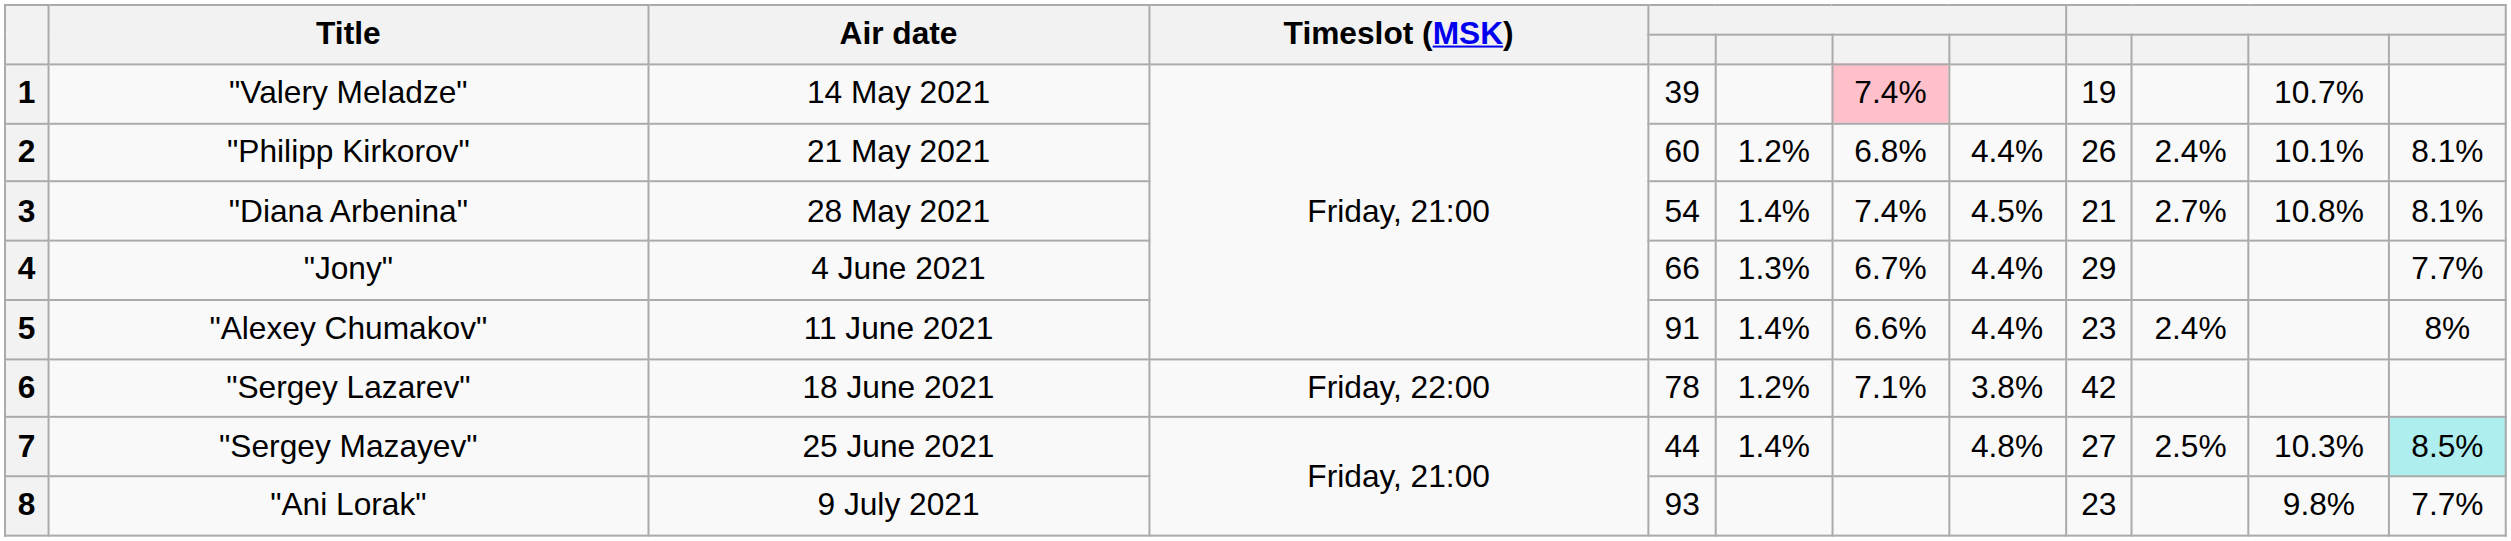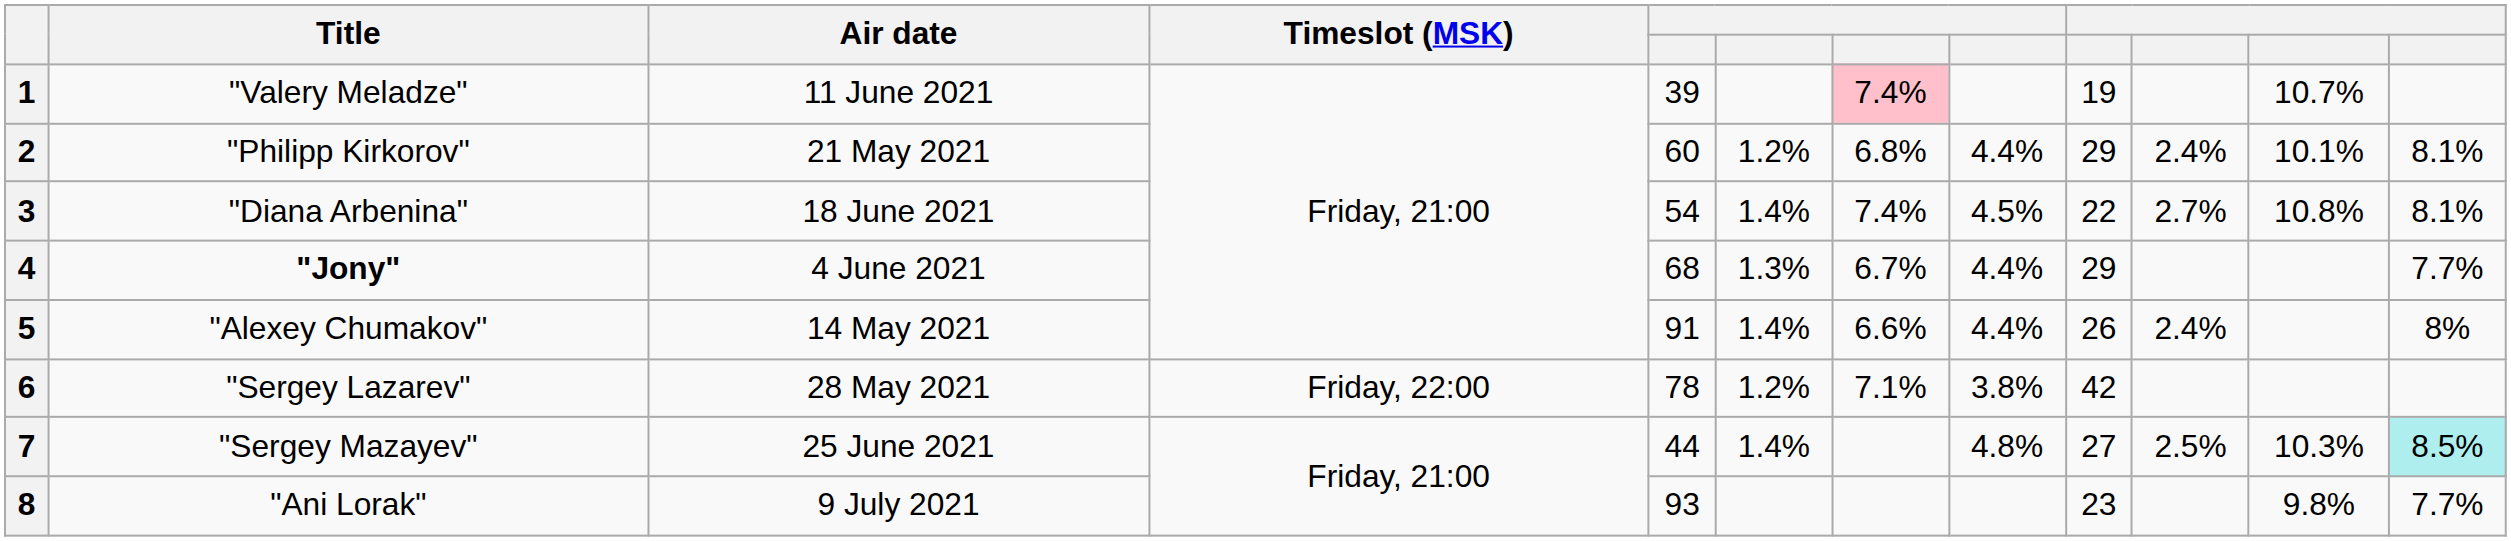(898, 92) 14 May 2021 -> (898, 92) 11 June 2021
(2099, 151) 26 -> (2099, 151) 29
(898, 210) 28 May 2021 -> (898, 210) 18 June 2021
(2099, 210) 21 -> (2099, 210) 22
(348, 269) normal -> (348, 269) bold
(1682, 269) 66 -> (1682, 269) 68
(898, 328) 11 June 2021 -> (898, 328) 14 May 2021
(2099, 328) 23 -> (2099, 328) 26
(898, 387) 18 June 2021 -> (898, 387) 28 May 2021
